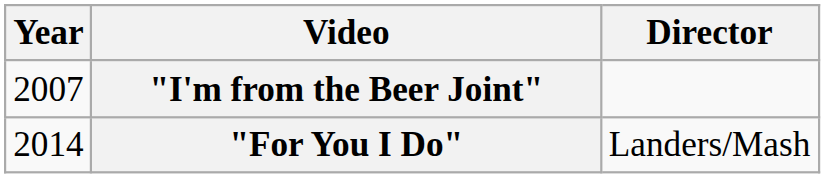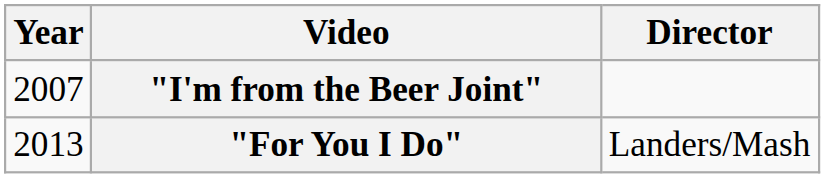(48, 144) 2014 -> (48, 144) 2013
